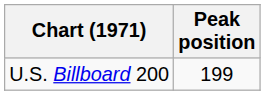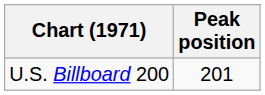(217, 74) 199 -> (217, 74) 201
